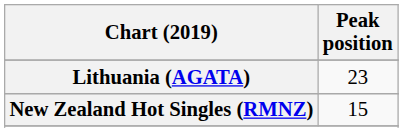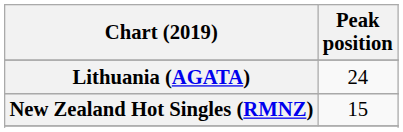(358, 76) 23 -> (358, 76) 24
